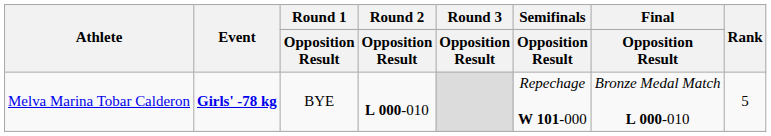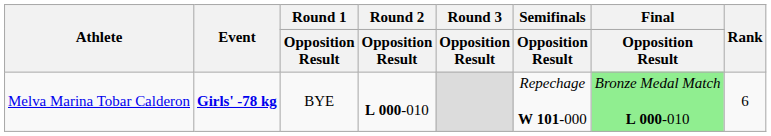(658, 102) no background -> (658, 102) lightgreen background
(745, 102) 5 -> (745, 102) 6
